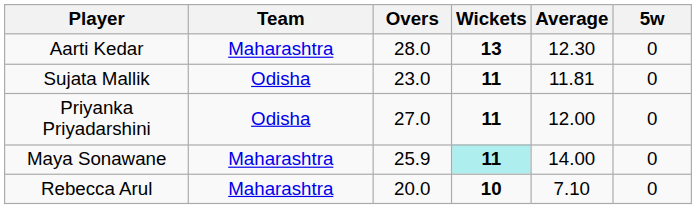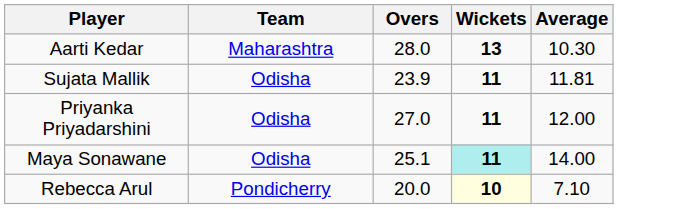- column: (652, 19)
(572, 49) 12.30 -> (572, 49) 10.30
(412, 78) 23.0 -> (412, 78) 23.9
(281, 159) Maharashtra -> (281, 159) Odisha
(412, 159) 25.9 -> (412, 159) 25.1
(281, 188) Maharashtra -> (281, 188) Pondicherry
(491, 188) no background -> (491, 188) lightyellow background
